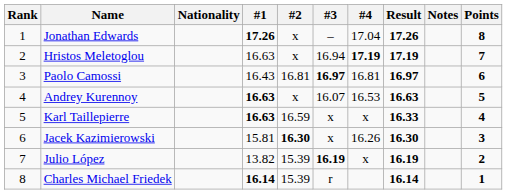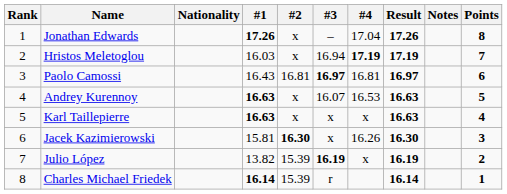(260, 55) 16.63 -> (260, 55) 16.03
(295, 117) 16.59 -> (295, 117) x
(404, 117) 16.33 -> (404, 117) 16.63
